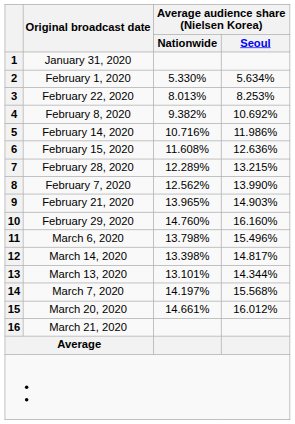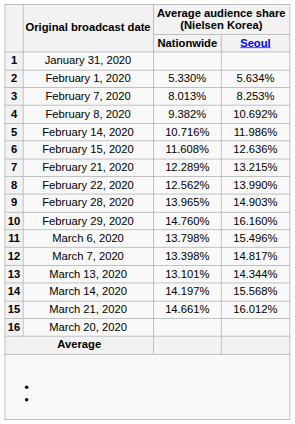(88, 96) February 22, 2020 -> (88, 96) February 7, 2020
(88, 167) February 28, 2020 -> (88, 167) February 21, 2020
(88, 185) February 7, 2020 -> (88, 185) February 22, 2020
(88, 203) February 21, 2020 -> (88, 203) February 28, 2020
(88, 256) March 14, 2020 -> (88, 256) March 7, 2020
(88, 292) March 7, 2020 -> (88, 292) March 14, 2020
(88, 309) March 20, 2020 -> (88, 309) March 21, 2020
(88, 327) March 21, 2020 -> (88, 327) March 20, 2020
